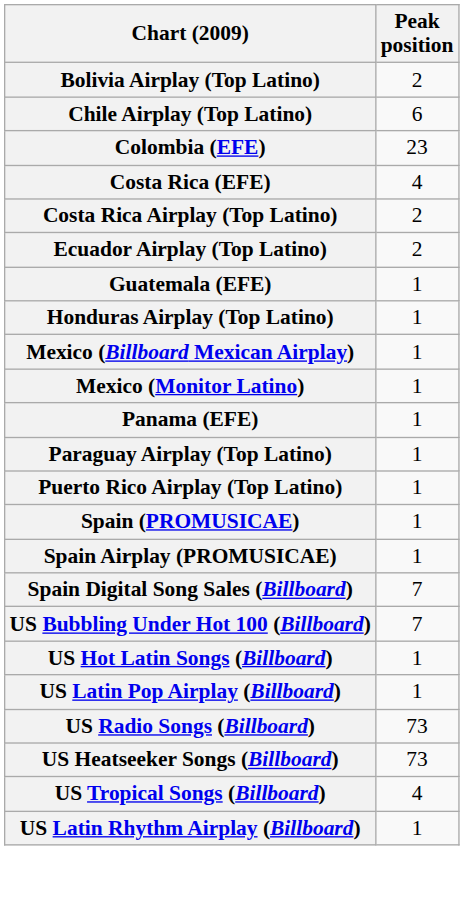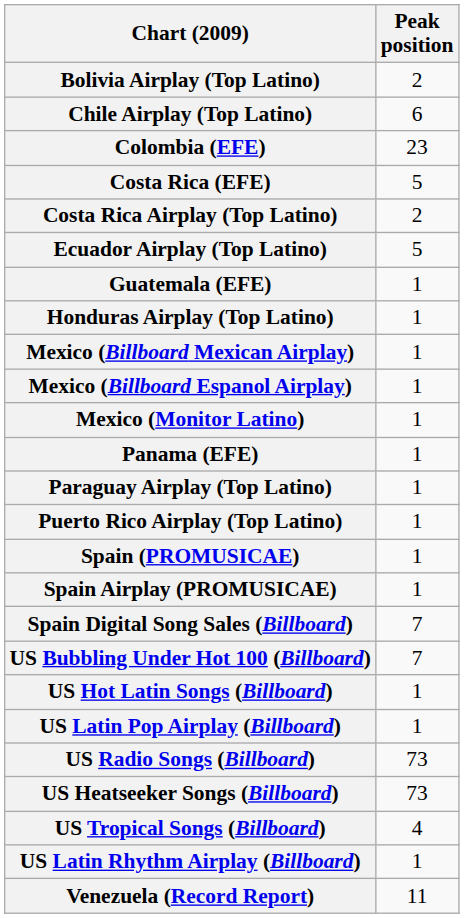(417, 181) 4 -> (417, 181) 5
(417, 249) 2 -> (417, 249) 5
+ row: (190, 385)
+ row: (190, 895)
